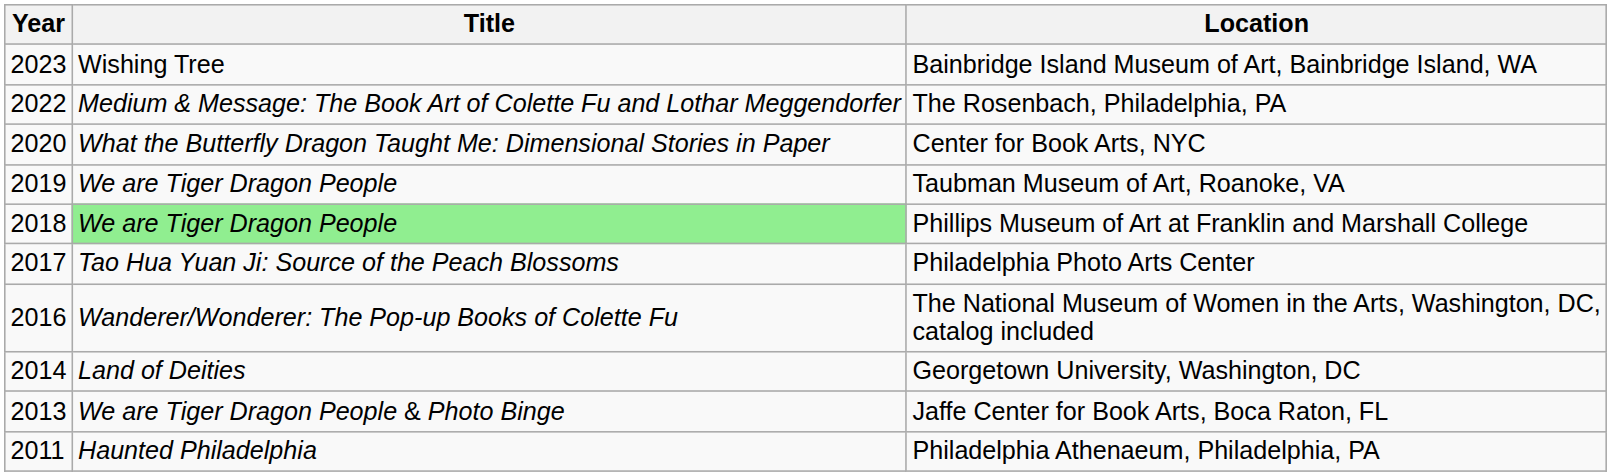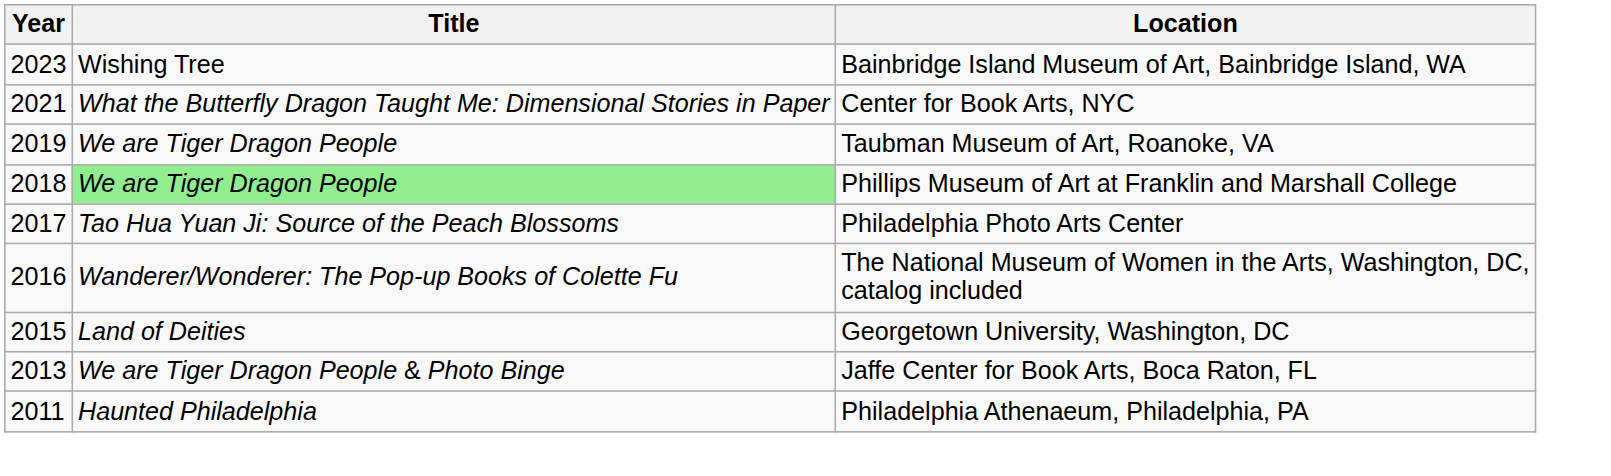- row: (1099, 104)
(39, 143) 2020 -> (39, 104) 2021
(39, 371) 2014 -> (39, 331) 2015
